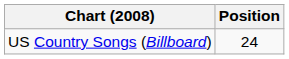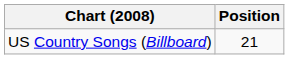(249, 41) 24 -> (249, 41) 21
